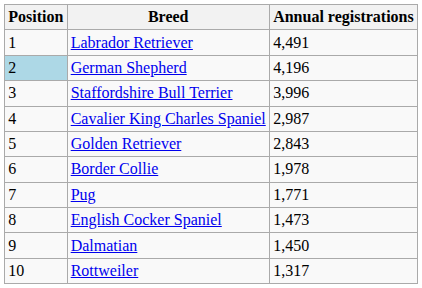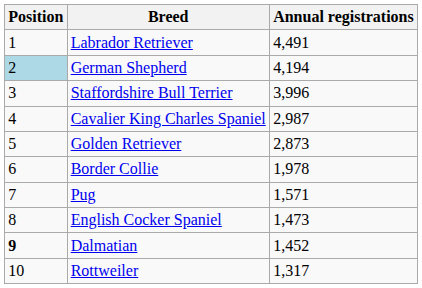(291, 67) 4,196 -> (291, 67) 4,194
(291, 144) 2,843 -> (291, 144) 2,873
(291, 194) 1,771 -> (291, 194) 1,571
(12, 245) normal -> (12, 245) bold
(291, 245) 1,450 -> (291, 245) 1,452
